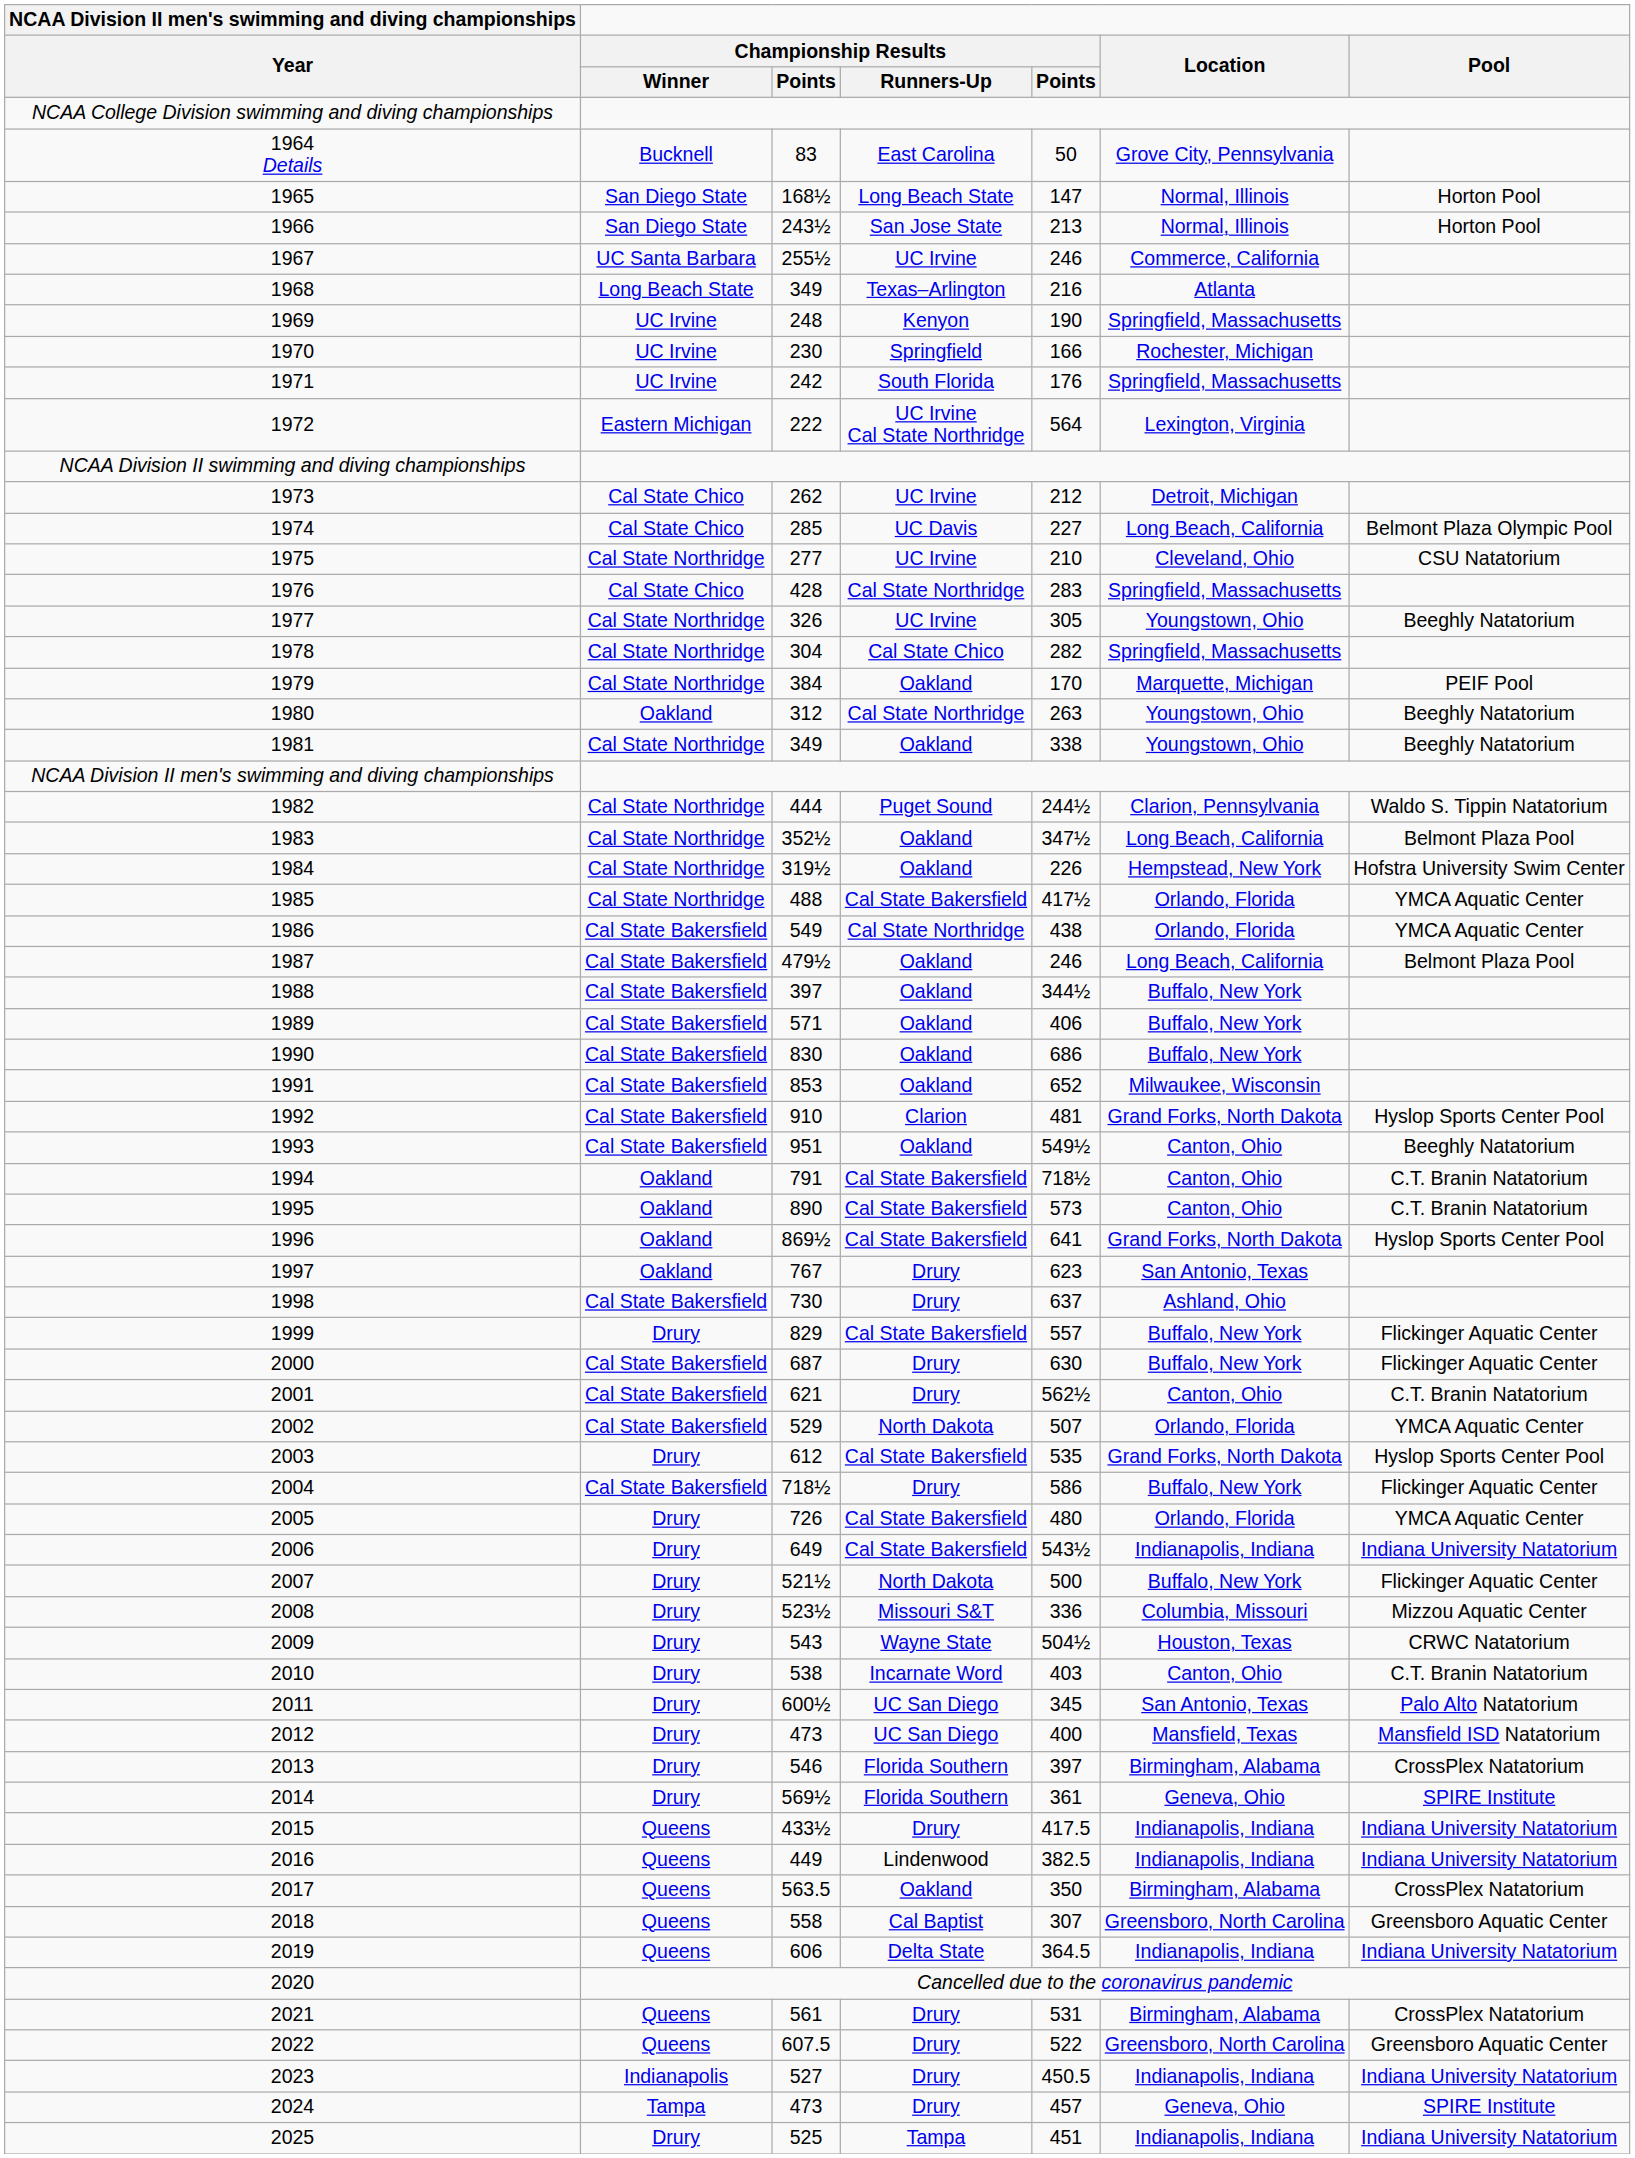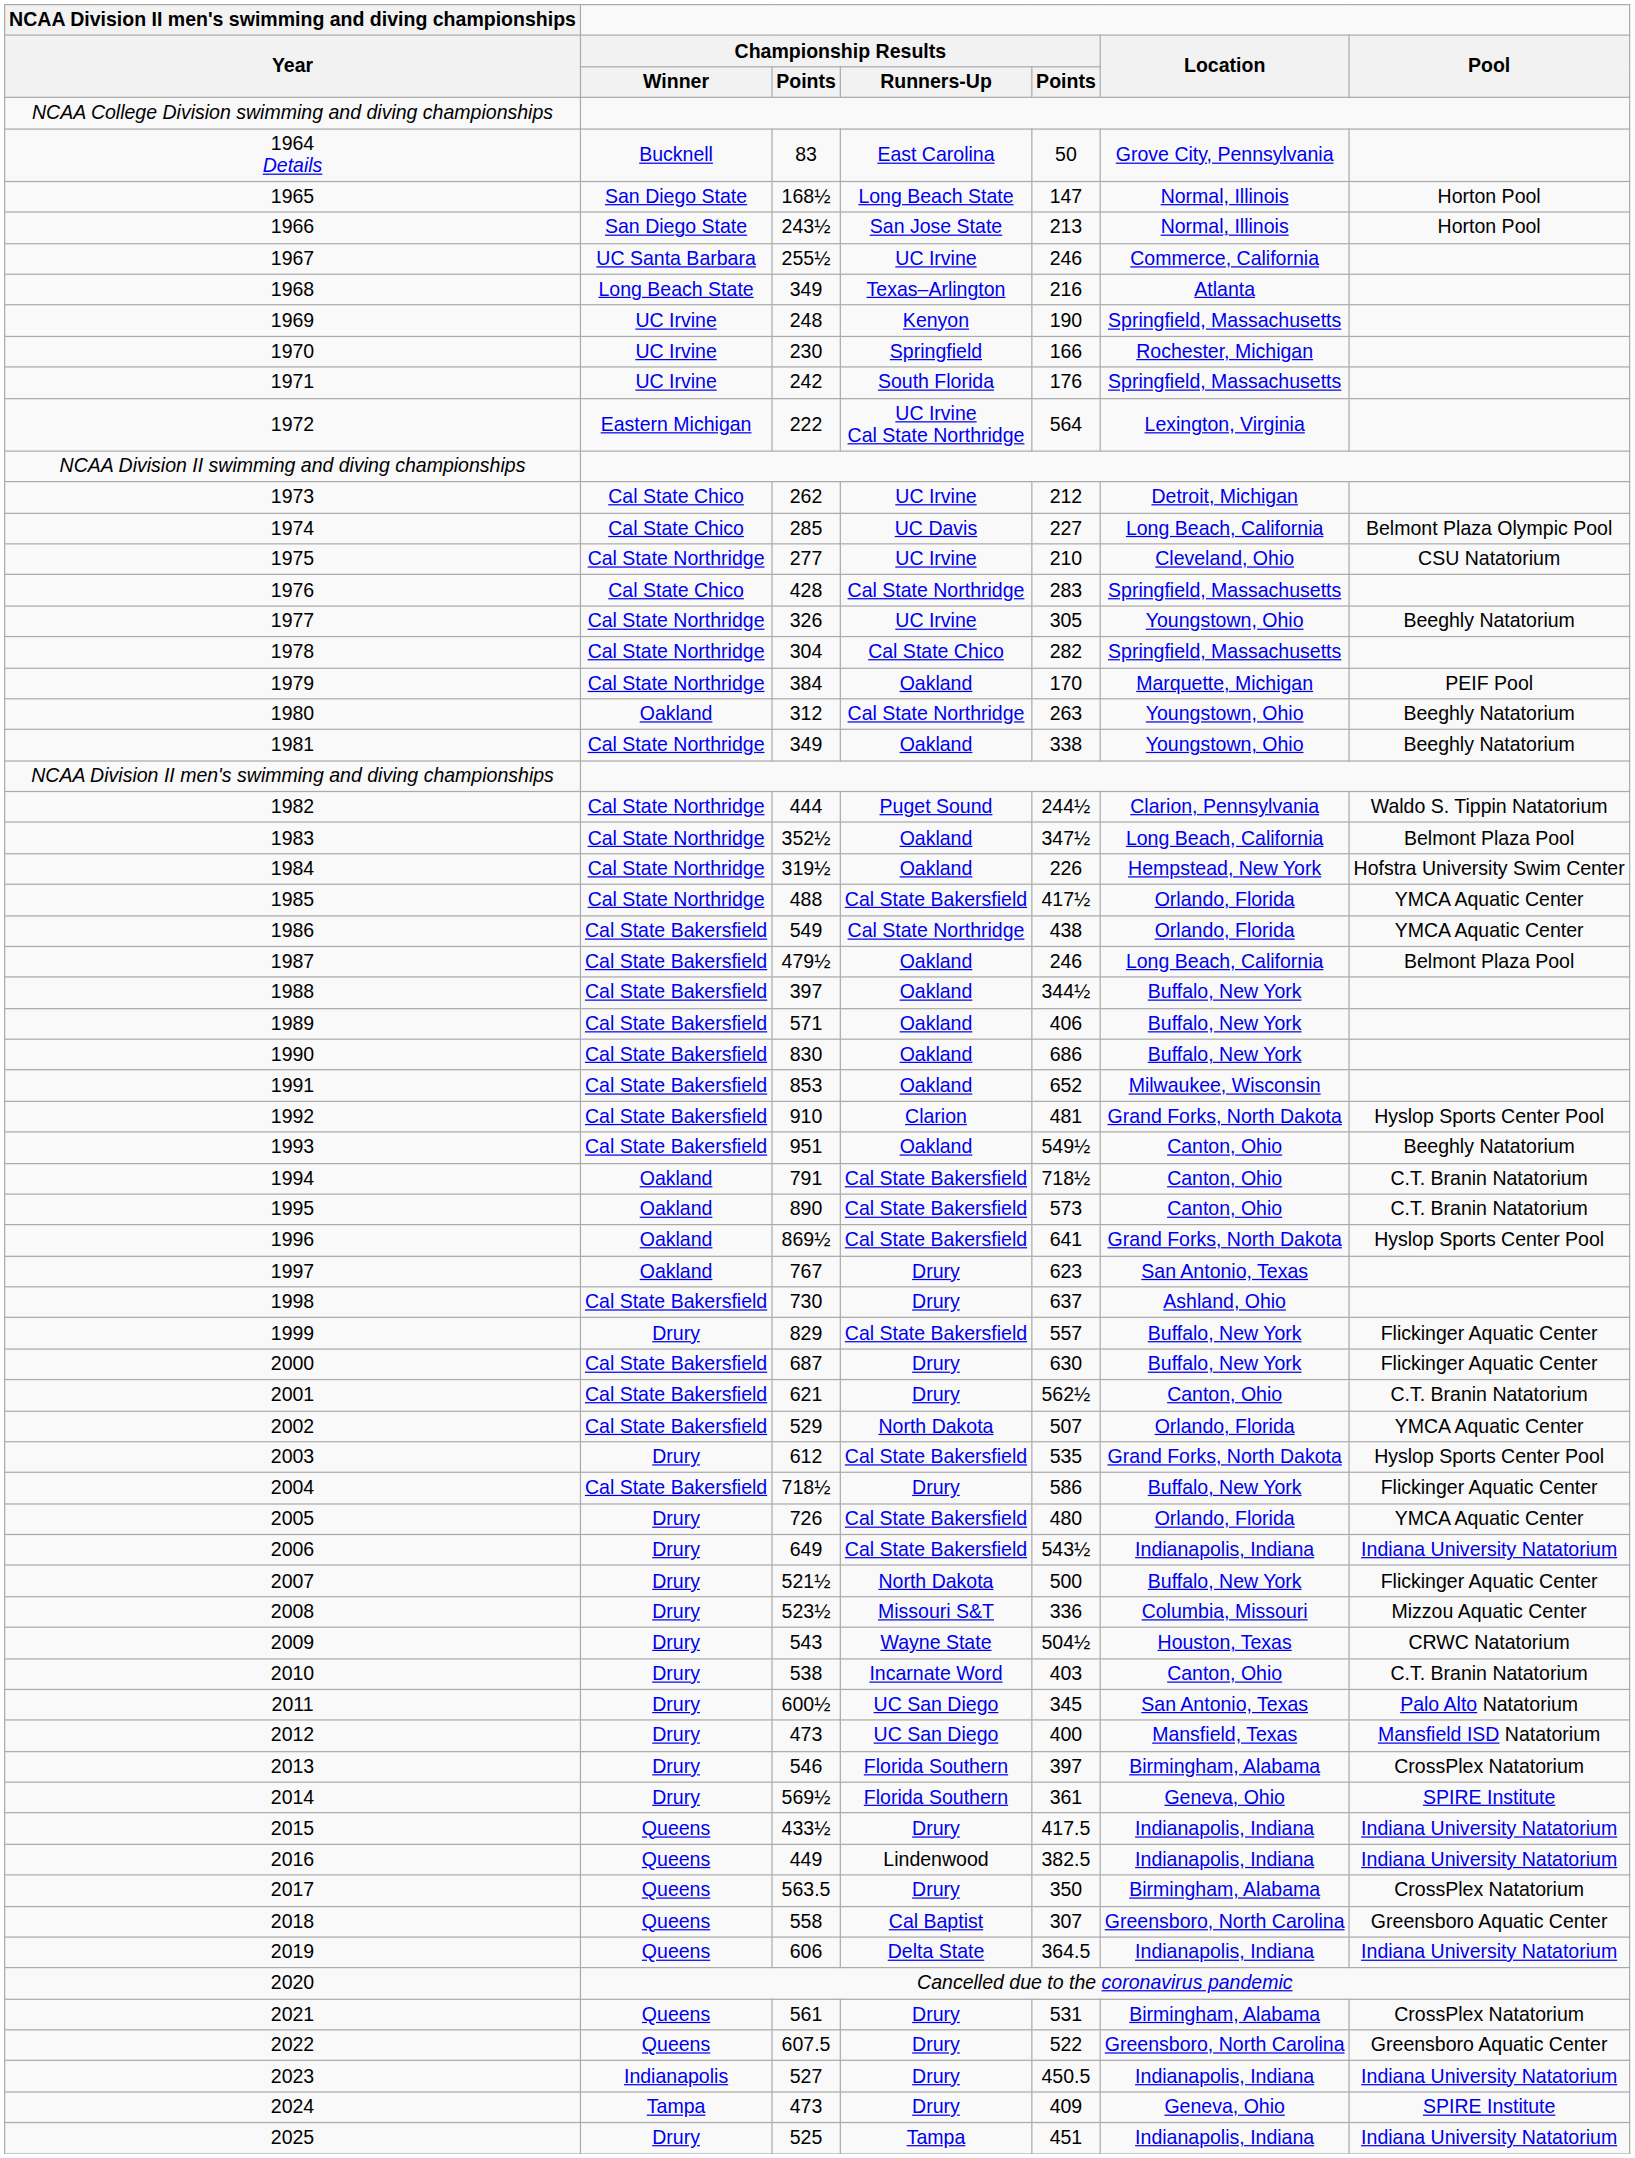(936, 1890) Oakland -> (936, 1890) Drury
(1066, 2107) 457 -> (1066, 2107) 409
